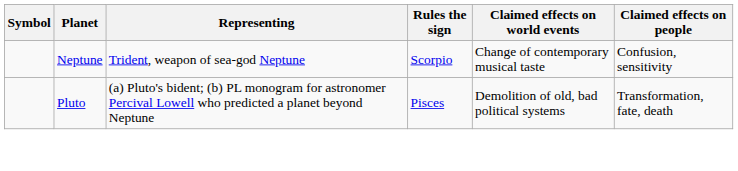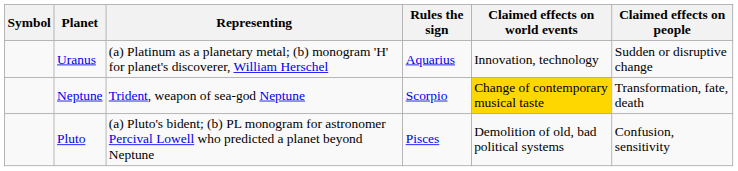+ row: (76, 59)
(542, 59) no background -> (541, 95) gold background
(647, 59) Confusion, sensitivity -> (671, 95) Transformation, fate, death
(660, 103) Transformation, fate, death -> (644, 139) Confusion, sensitivity
